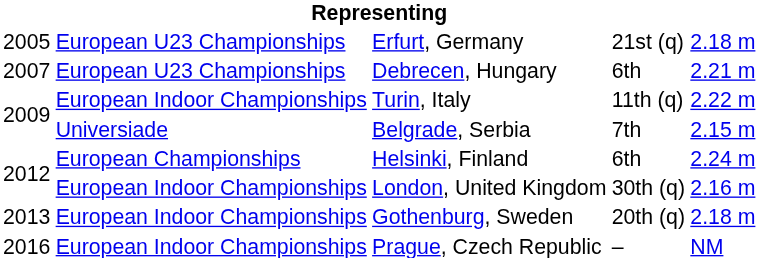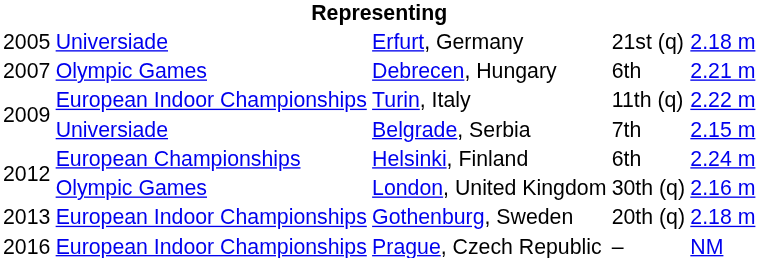(201, 42) European U23 Championships -> (112, 42) Universiade
(201, 71) European U23 Championships -> (131, 71) Olympic Games
(211, 188) European Indoor Championships -> (131, 188) Olympic Games
